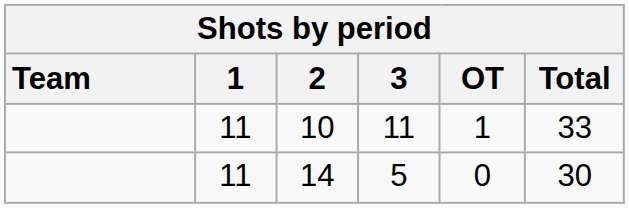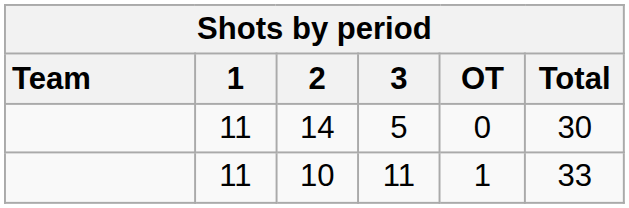rows swapped: (317, 176) <-> (317, 127)
